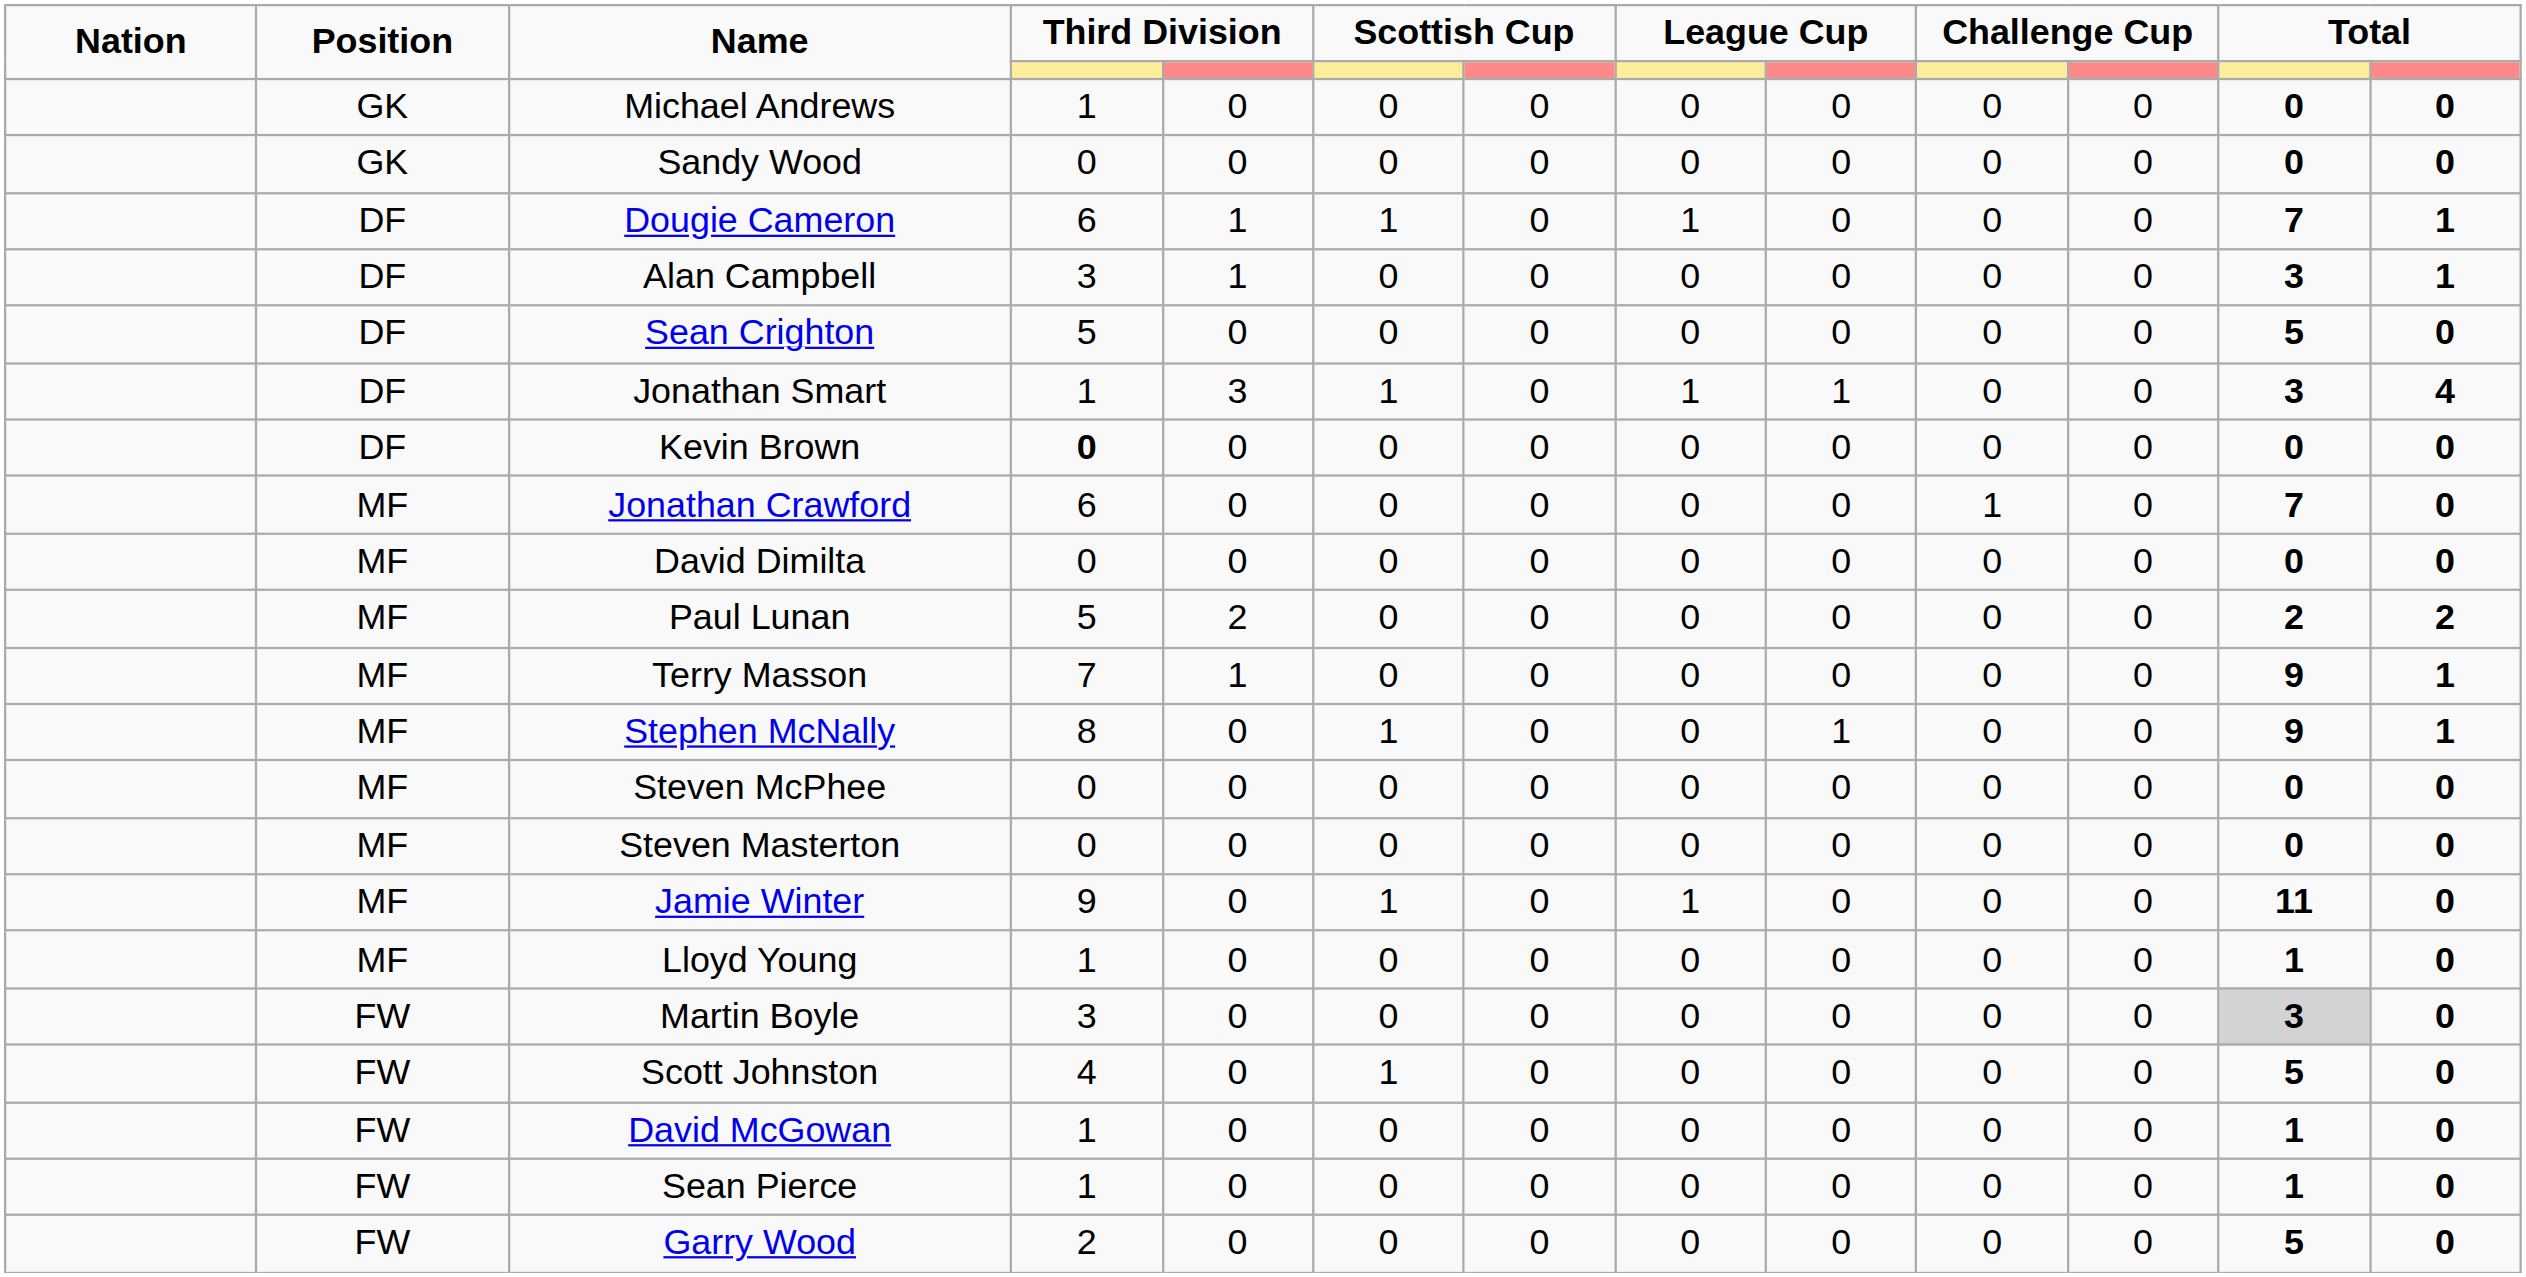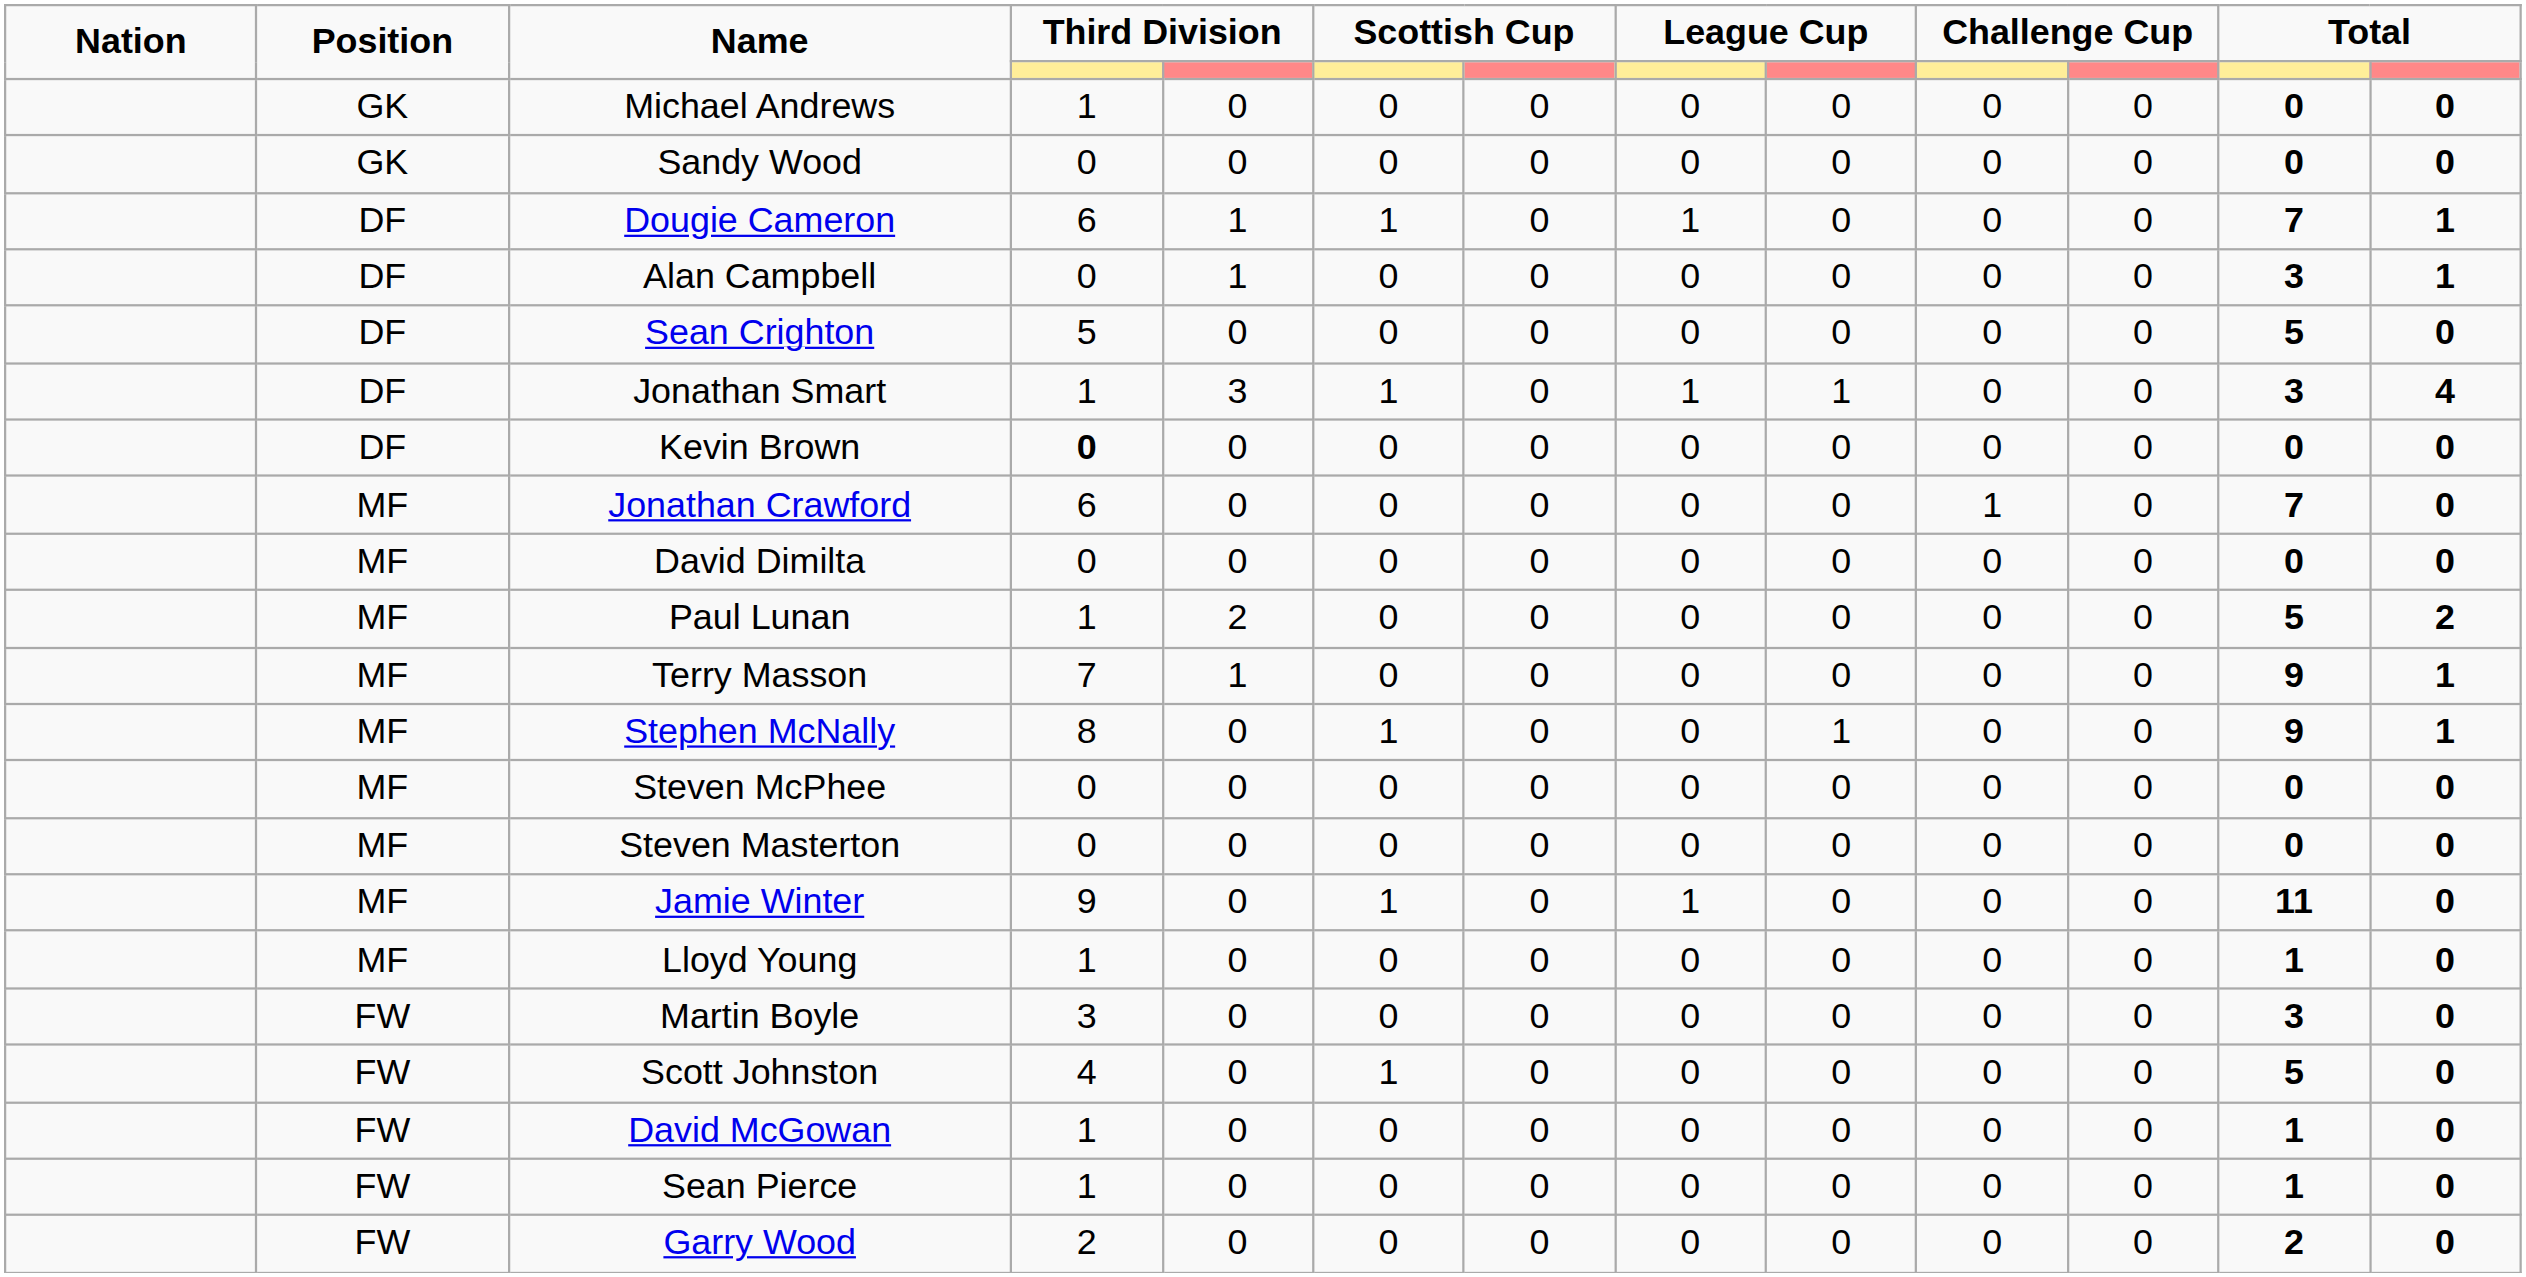(1087, 276) 3 -> (1087, 276) 0
(1087, 617) 5 -> (1087, 617) 1
(2294, 617) 2 -> (2294, 617) 5
(2294, 1015) lightgrey background -> (2294, 1015) no background
(2294, 1243) 5 -> (2294, 1243) 2
